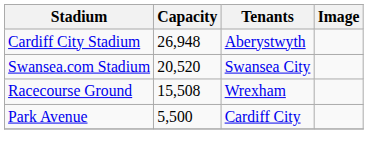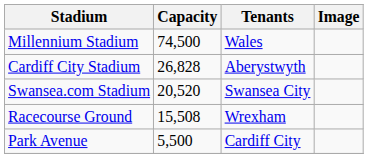+ row: (73, 41)
(179, 41) 26,948 -> (179, 66) 26,828
